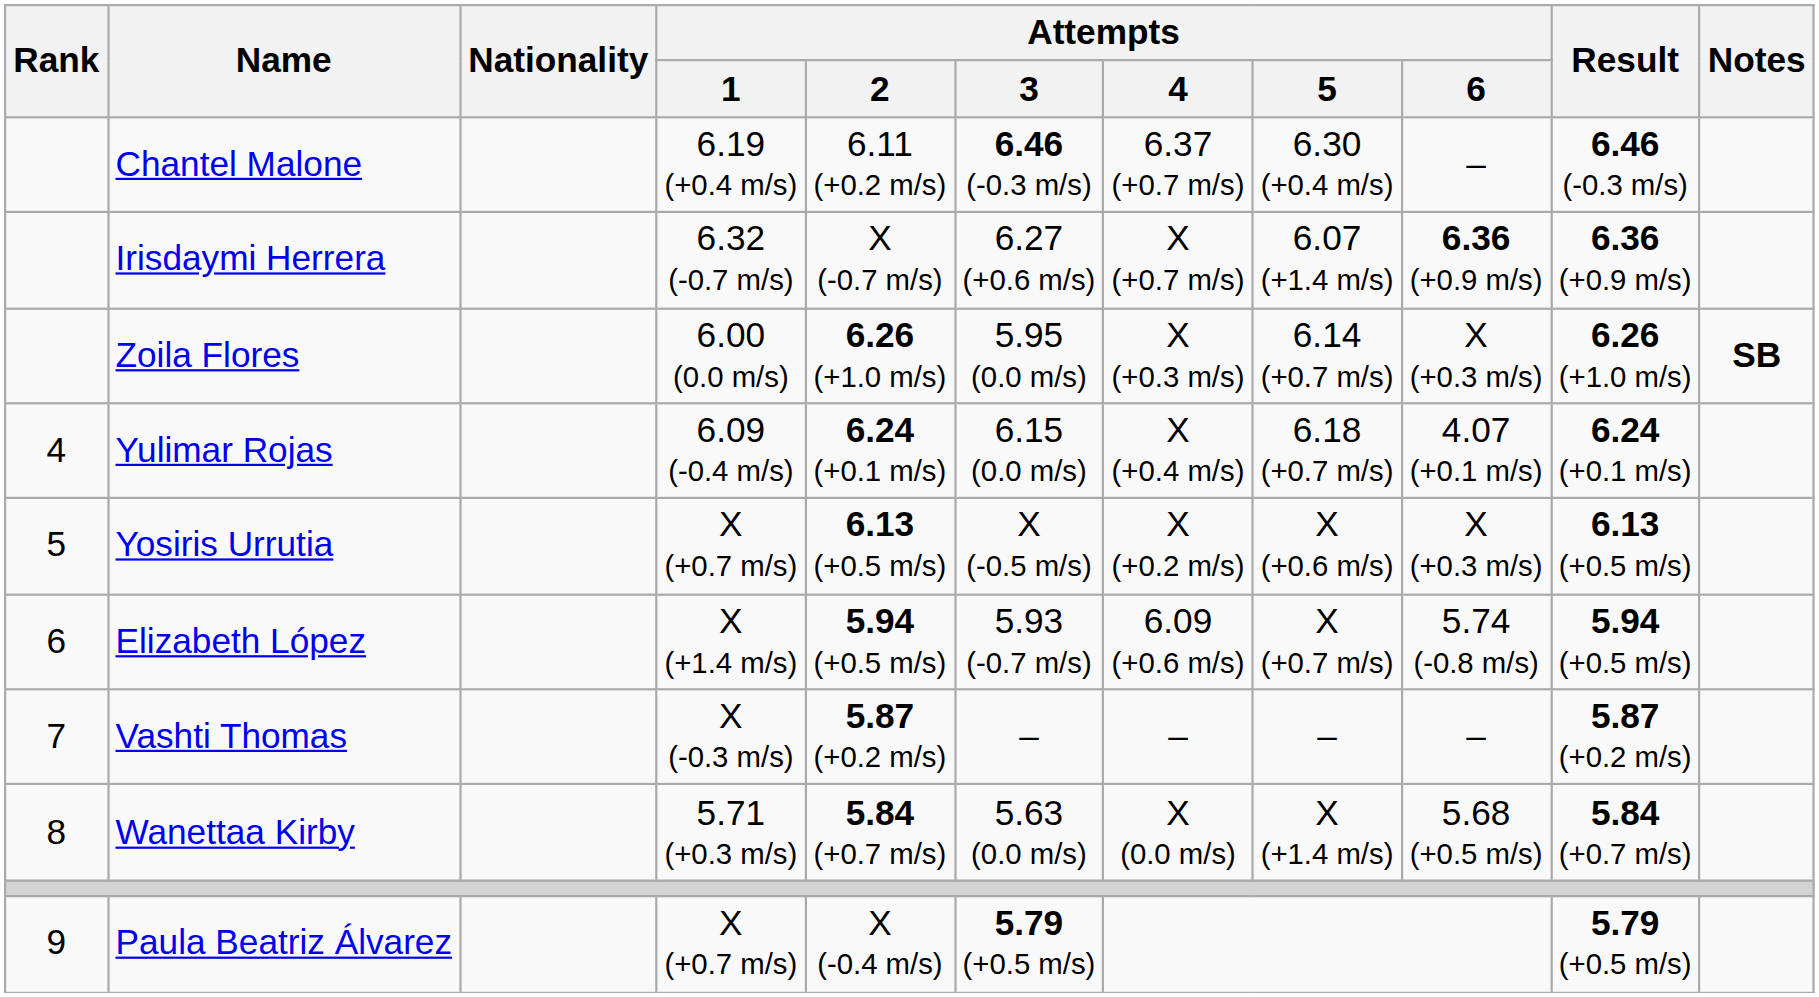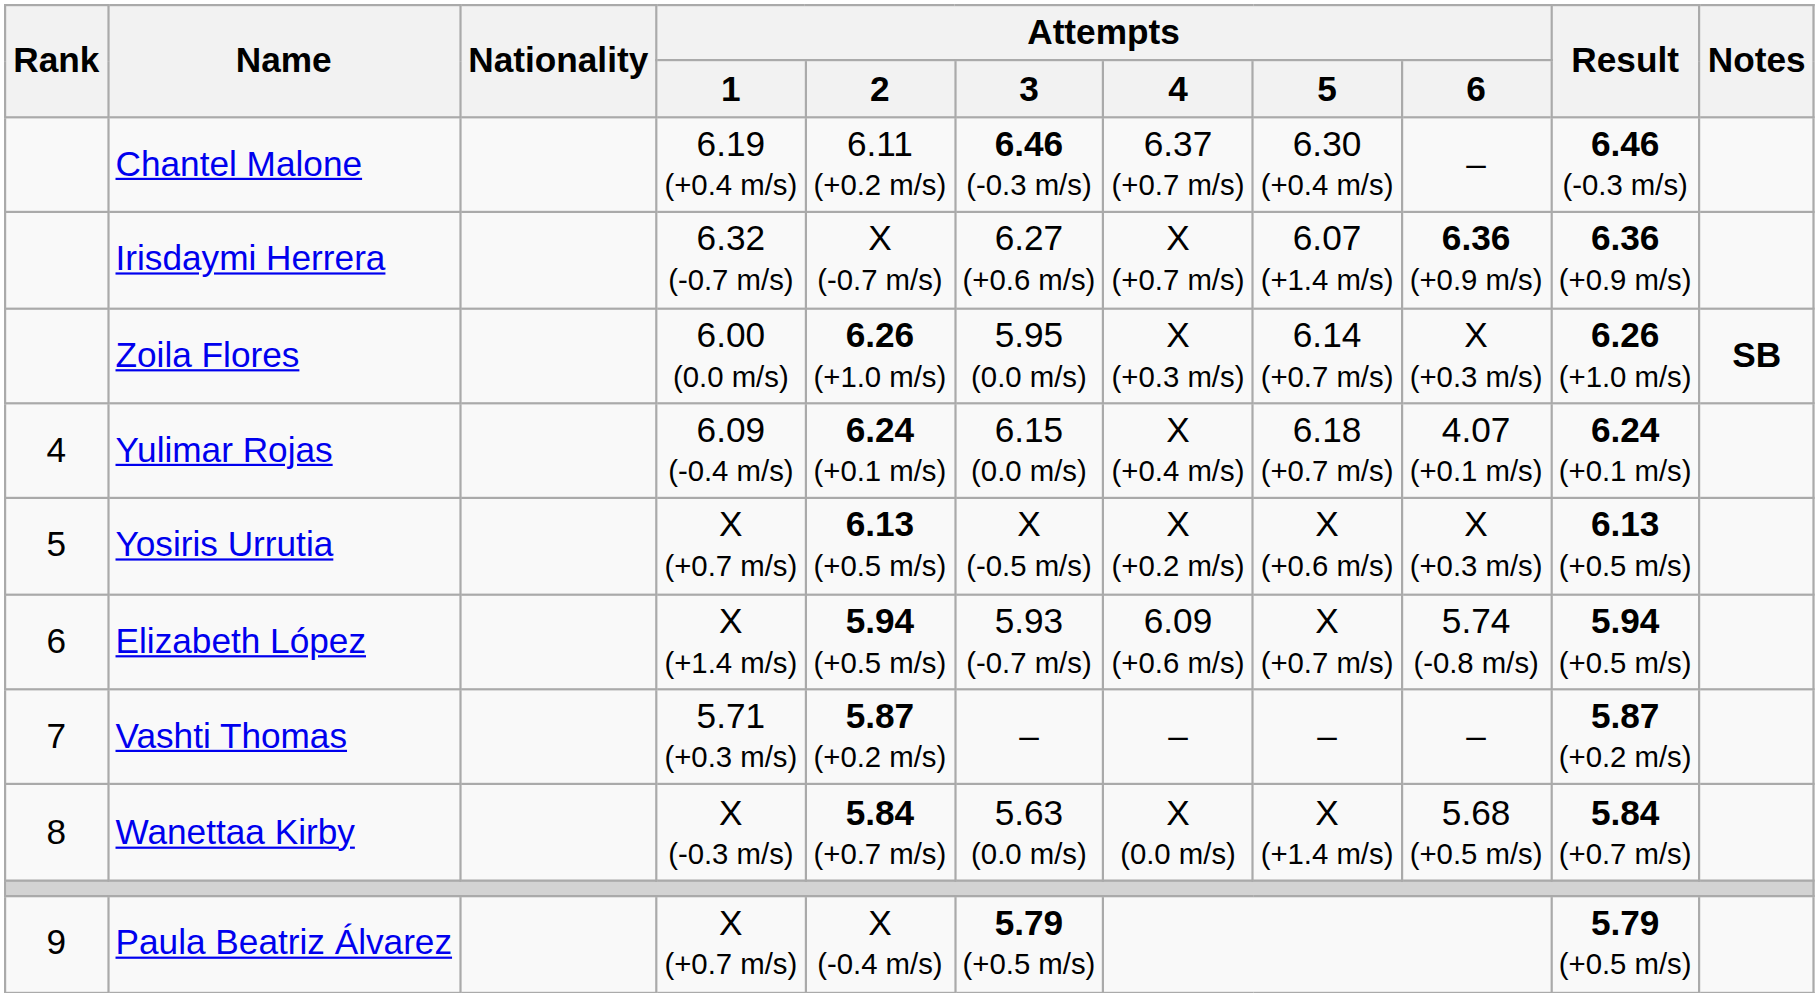(731, 736) X (-0.3 m/s) -> (731, 736) 5.71 (+0.3 m/s)
(731, 831) 5.71 (+0.3 m/s) -> (731, 831) X (-0.3 m/s)
